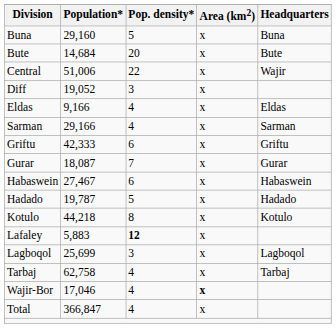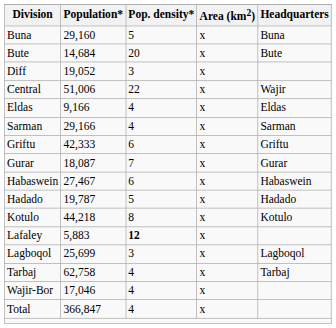rows swapped: (24, 71) <-> (17, 89)
(202, 290) bold -> (202, 290) normal
